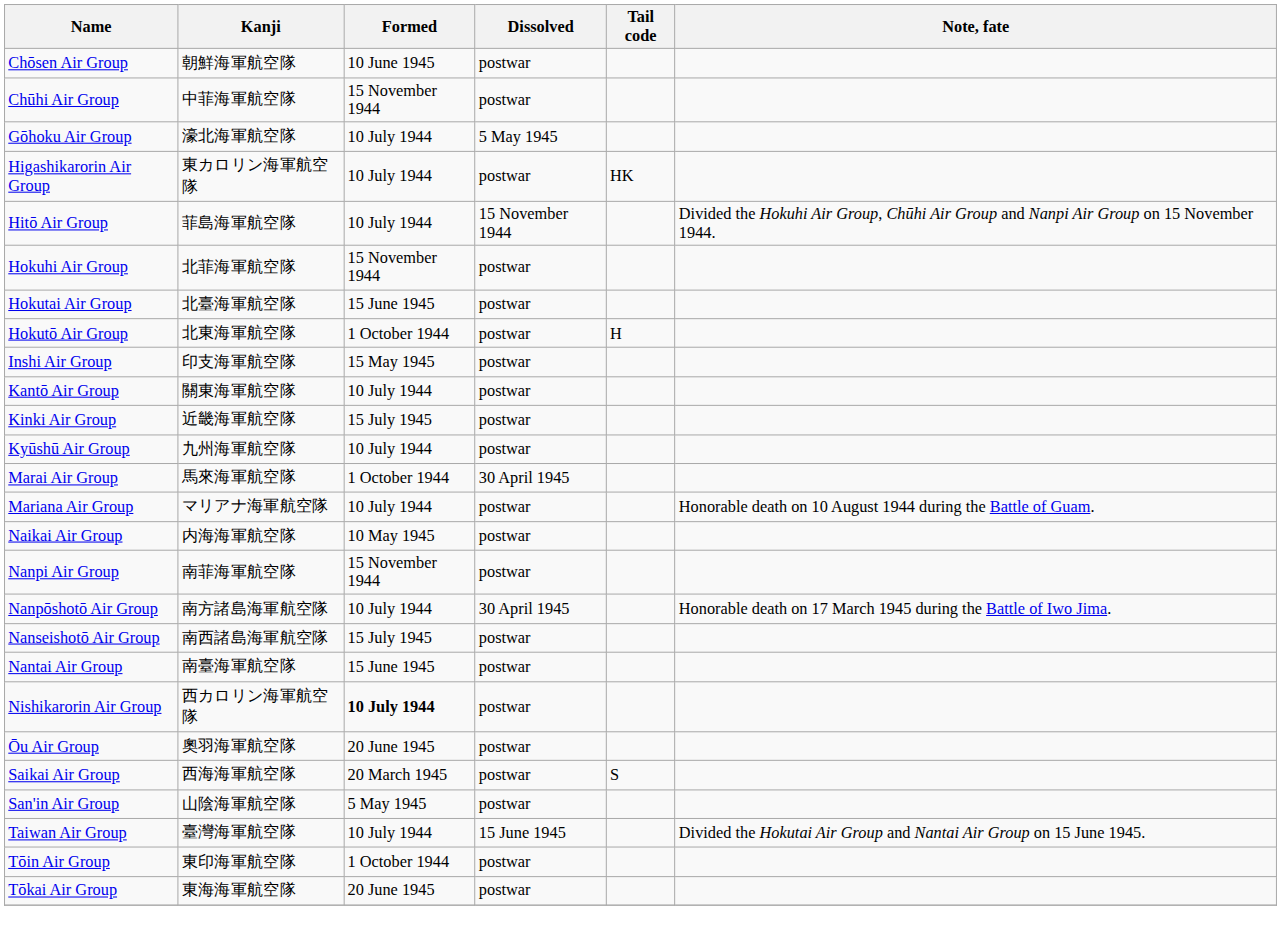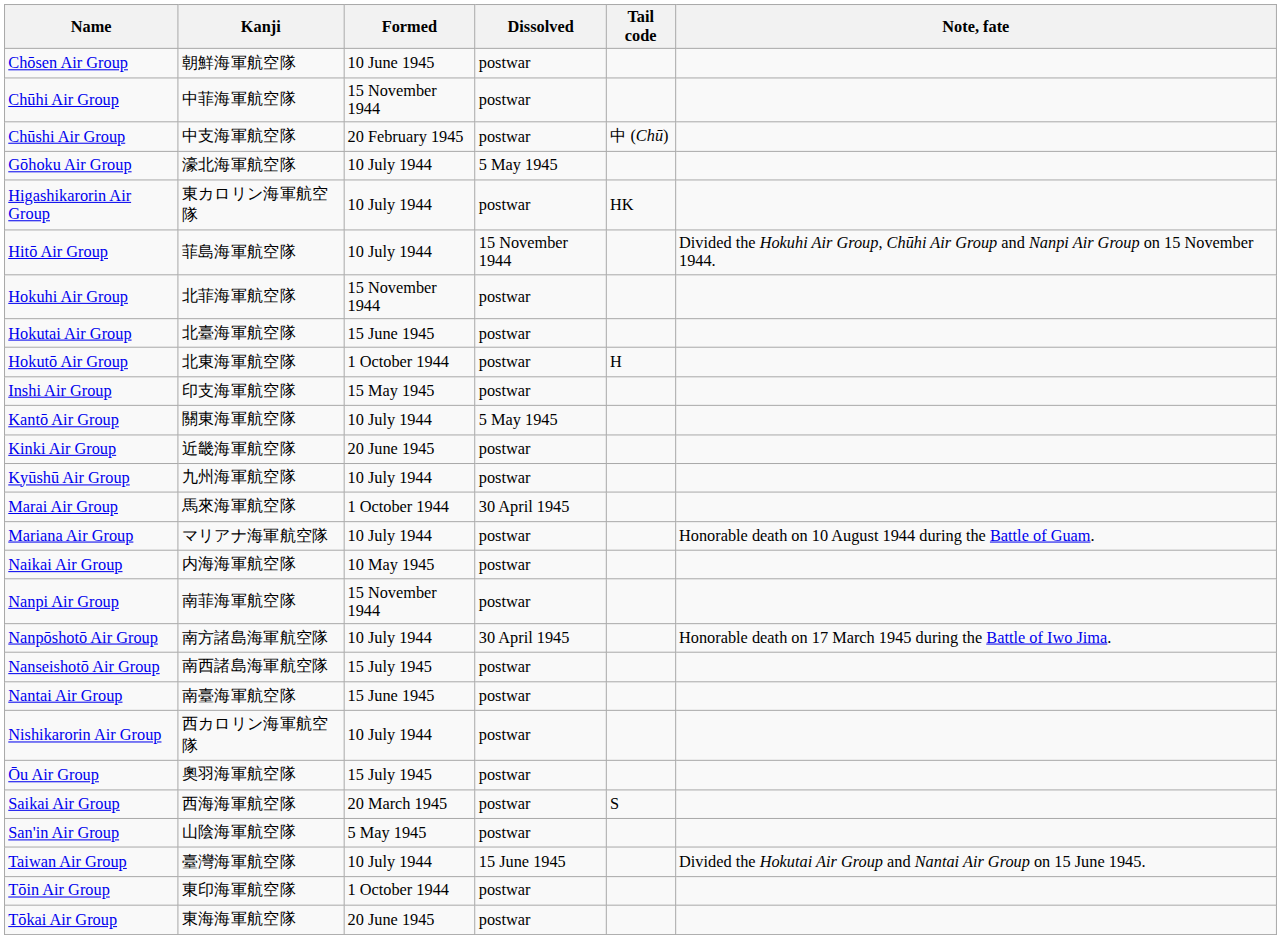+ row: (67, 136)
(505, 391) postwar -> (518, 419) 5 May 1945
(390, 419) 15 July 1945 -> (391, 448) 20 June 1945
(391, 706) bold -> (390, 735) normal
(391, 746) 20 June 1945 -> (390, 775) 15 July 1945
